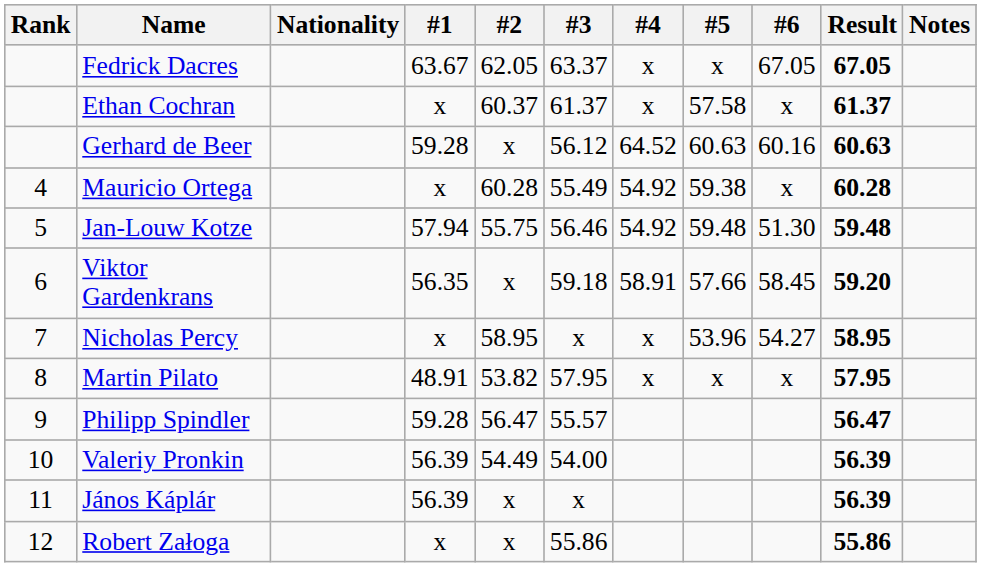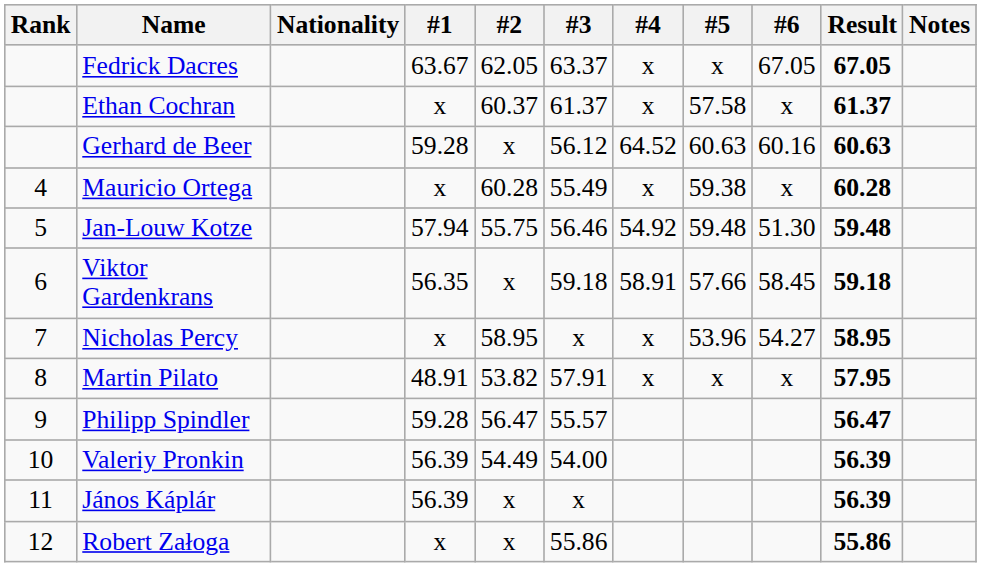(648, 187) 54.92 -> (648, 187) x
(862, 282) 59.20 -> (862, 282) 59.18
(579, 378) 57.95 -> (579, 378) 57.91
